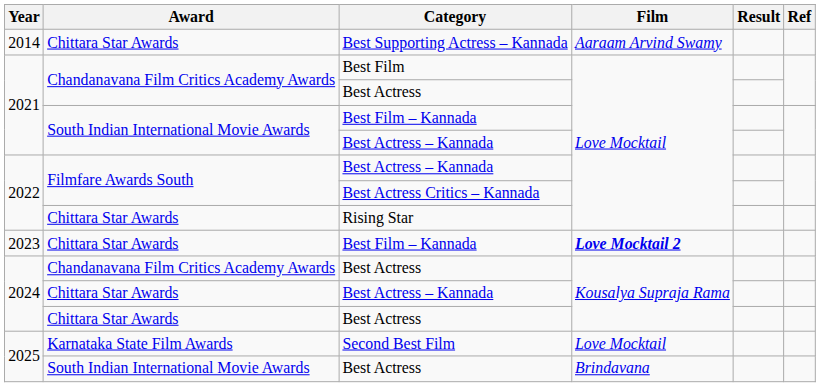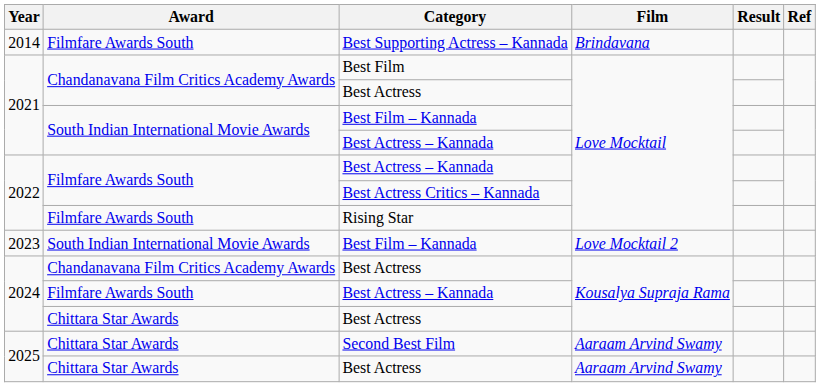(113, 42) Chittara Star Awards -> (120, 42) Filmfare Awards South
(648, 42) Aaraam Arvind Swamy -> (612, 42) Brindavana
(113, 218) Chittara Star Awards -> (120, 218) Filmfare Awards South
(113, 243) Chittara Star Awards -> (178, 243) South Indian International Movie Awards
(628, 243) bold -> (626, 243) normal
(113, 293) Chittara Star Awards -> (120, 293) Filmfare Awards South
(140, 343) Karnataka State Film Awards -> (113, 343) Chittara Star Awards
(621, 343) Love Mocktail -> (648, 343) Aaraam Arvind Swamy
(178, 368) South Indian International Movie Awards -> (113, 368) Chittara Star Awards
(612, 368) Brindavana -> (648, 368) Aaraam Arvind Swamy
